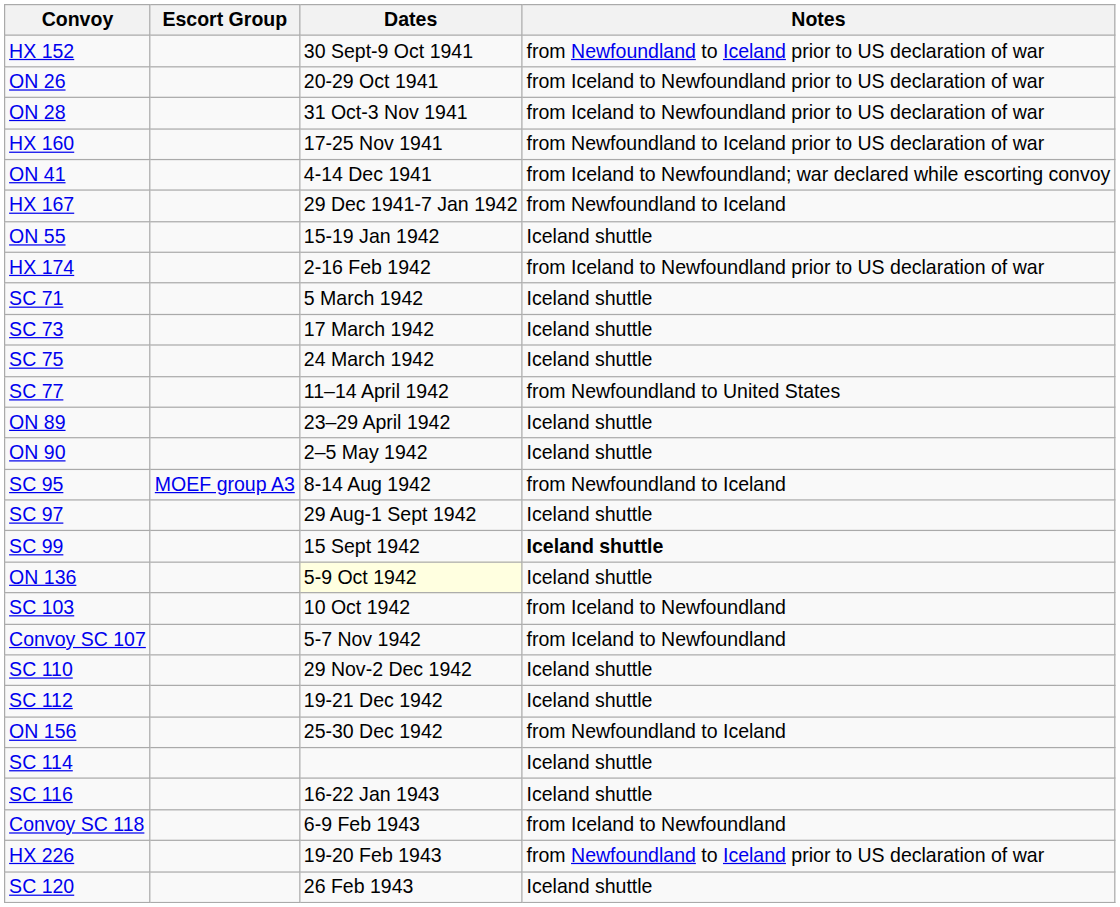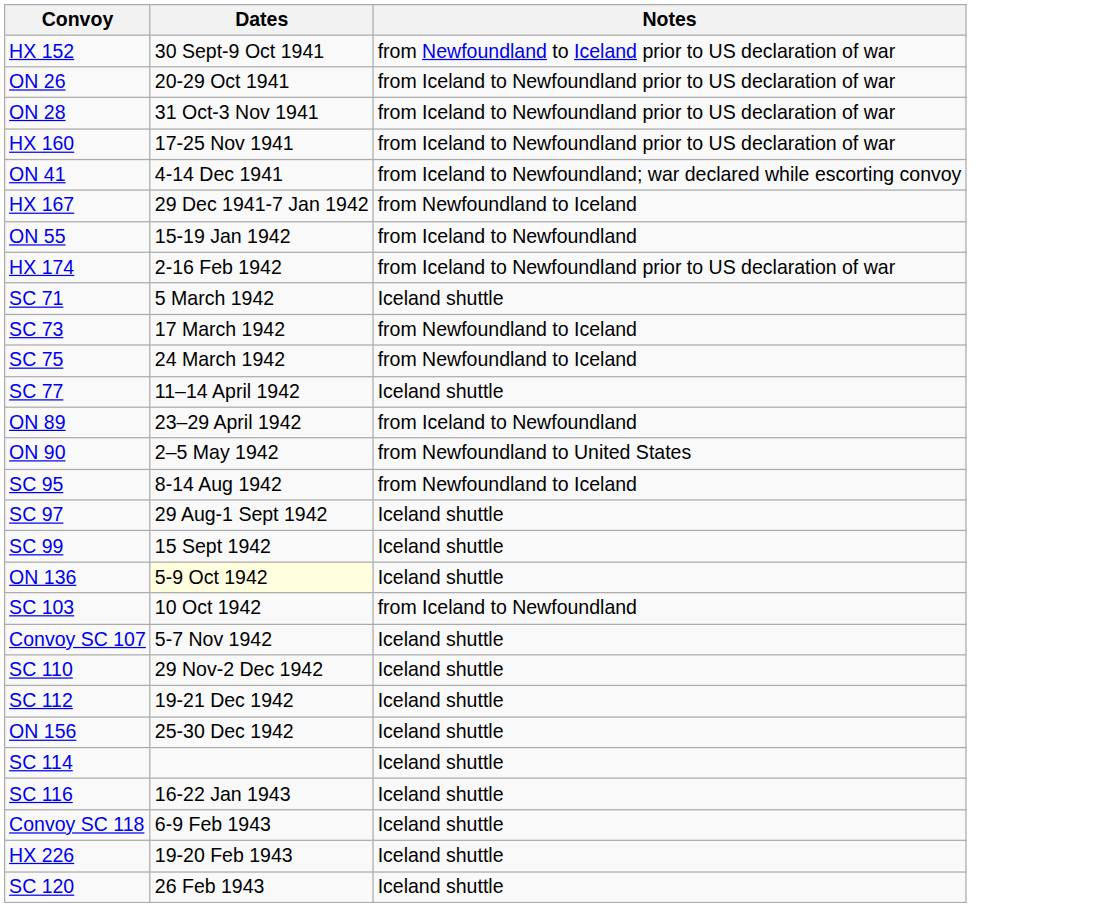- column: (225, 19)
(785, 143) from Newfoundland to Iceland prior to US declaration of war -> (636, 143) from Iceland to Newfoundland prior to US declaration of war
(590, 236) Iceland shuttle -> (507, 236) from Iceland to Newfoundland
(590, 329) Iceland shuttle -> (507, 329) from Newfoundland to Iceland
(590, 360) Iceland shuttle -> (507, 360) from Newfoundland to Iceland
(683, 391) from Newfoundland to United States -> (441, 391) Iceland shuttle
(590, 422) Iceland shuttle -> (507, 422) from Iceland to Newfoundland
(590, 453) Iceland shuttle -> (534, 453) from Newfoundland to United States
(595, 546) bold -> (441, 546) normal
(656, 639) from Iceland to Newfoundland -> (441, 639) Iceland shuttle
(656, 732) from Newfoundland to Iceland -> (441, 732) Iceland shuttle
(656, 824) from Iceland to Newfoundland -> (441, 824) Iceland shuttle
(785, 855) from Newfoundland to Iceland prior to US declaration of war -> (441, 855) Iceland shuttle
